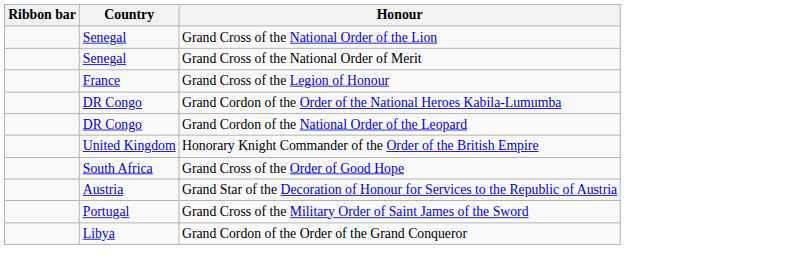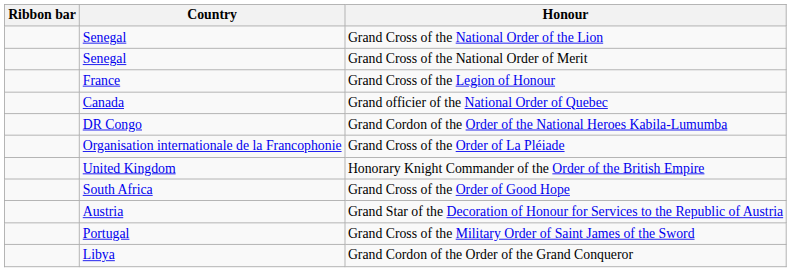+ row: (478, 102)
- row: (324, 124)
+ row: (456, 146)
